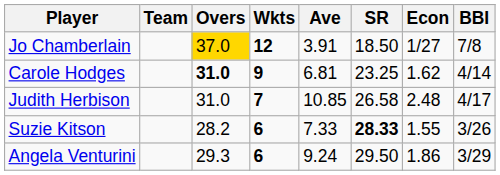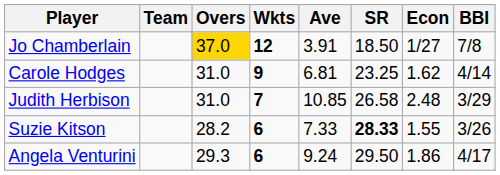(213, 73) bold -> (213, 73) normal
(474, 101) 4/17 -> (474, 101) 3/29
(474, 156) 3/29 -> (474, 156) 4/17
